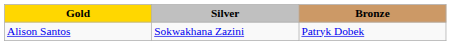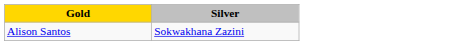- column: (372, 13)
